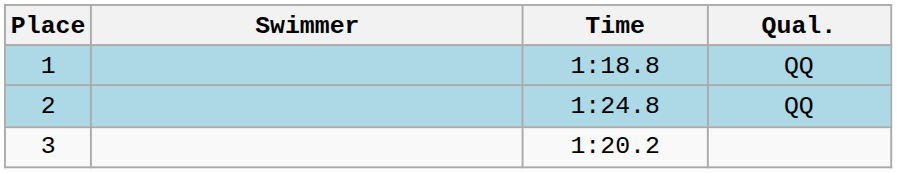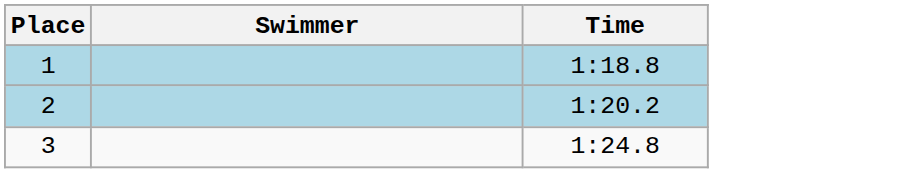- column: (799, 25)
(615, 106) 1:24.8 -> (615, 106) 1:20.2
(615, 147) 1:20.2 -> (615, 147) 1:24.8
